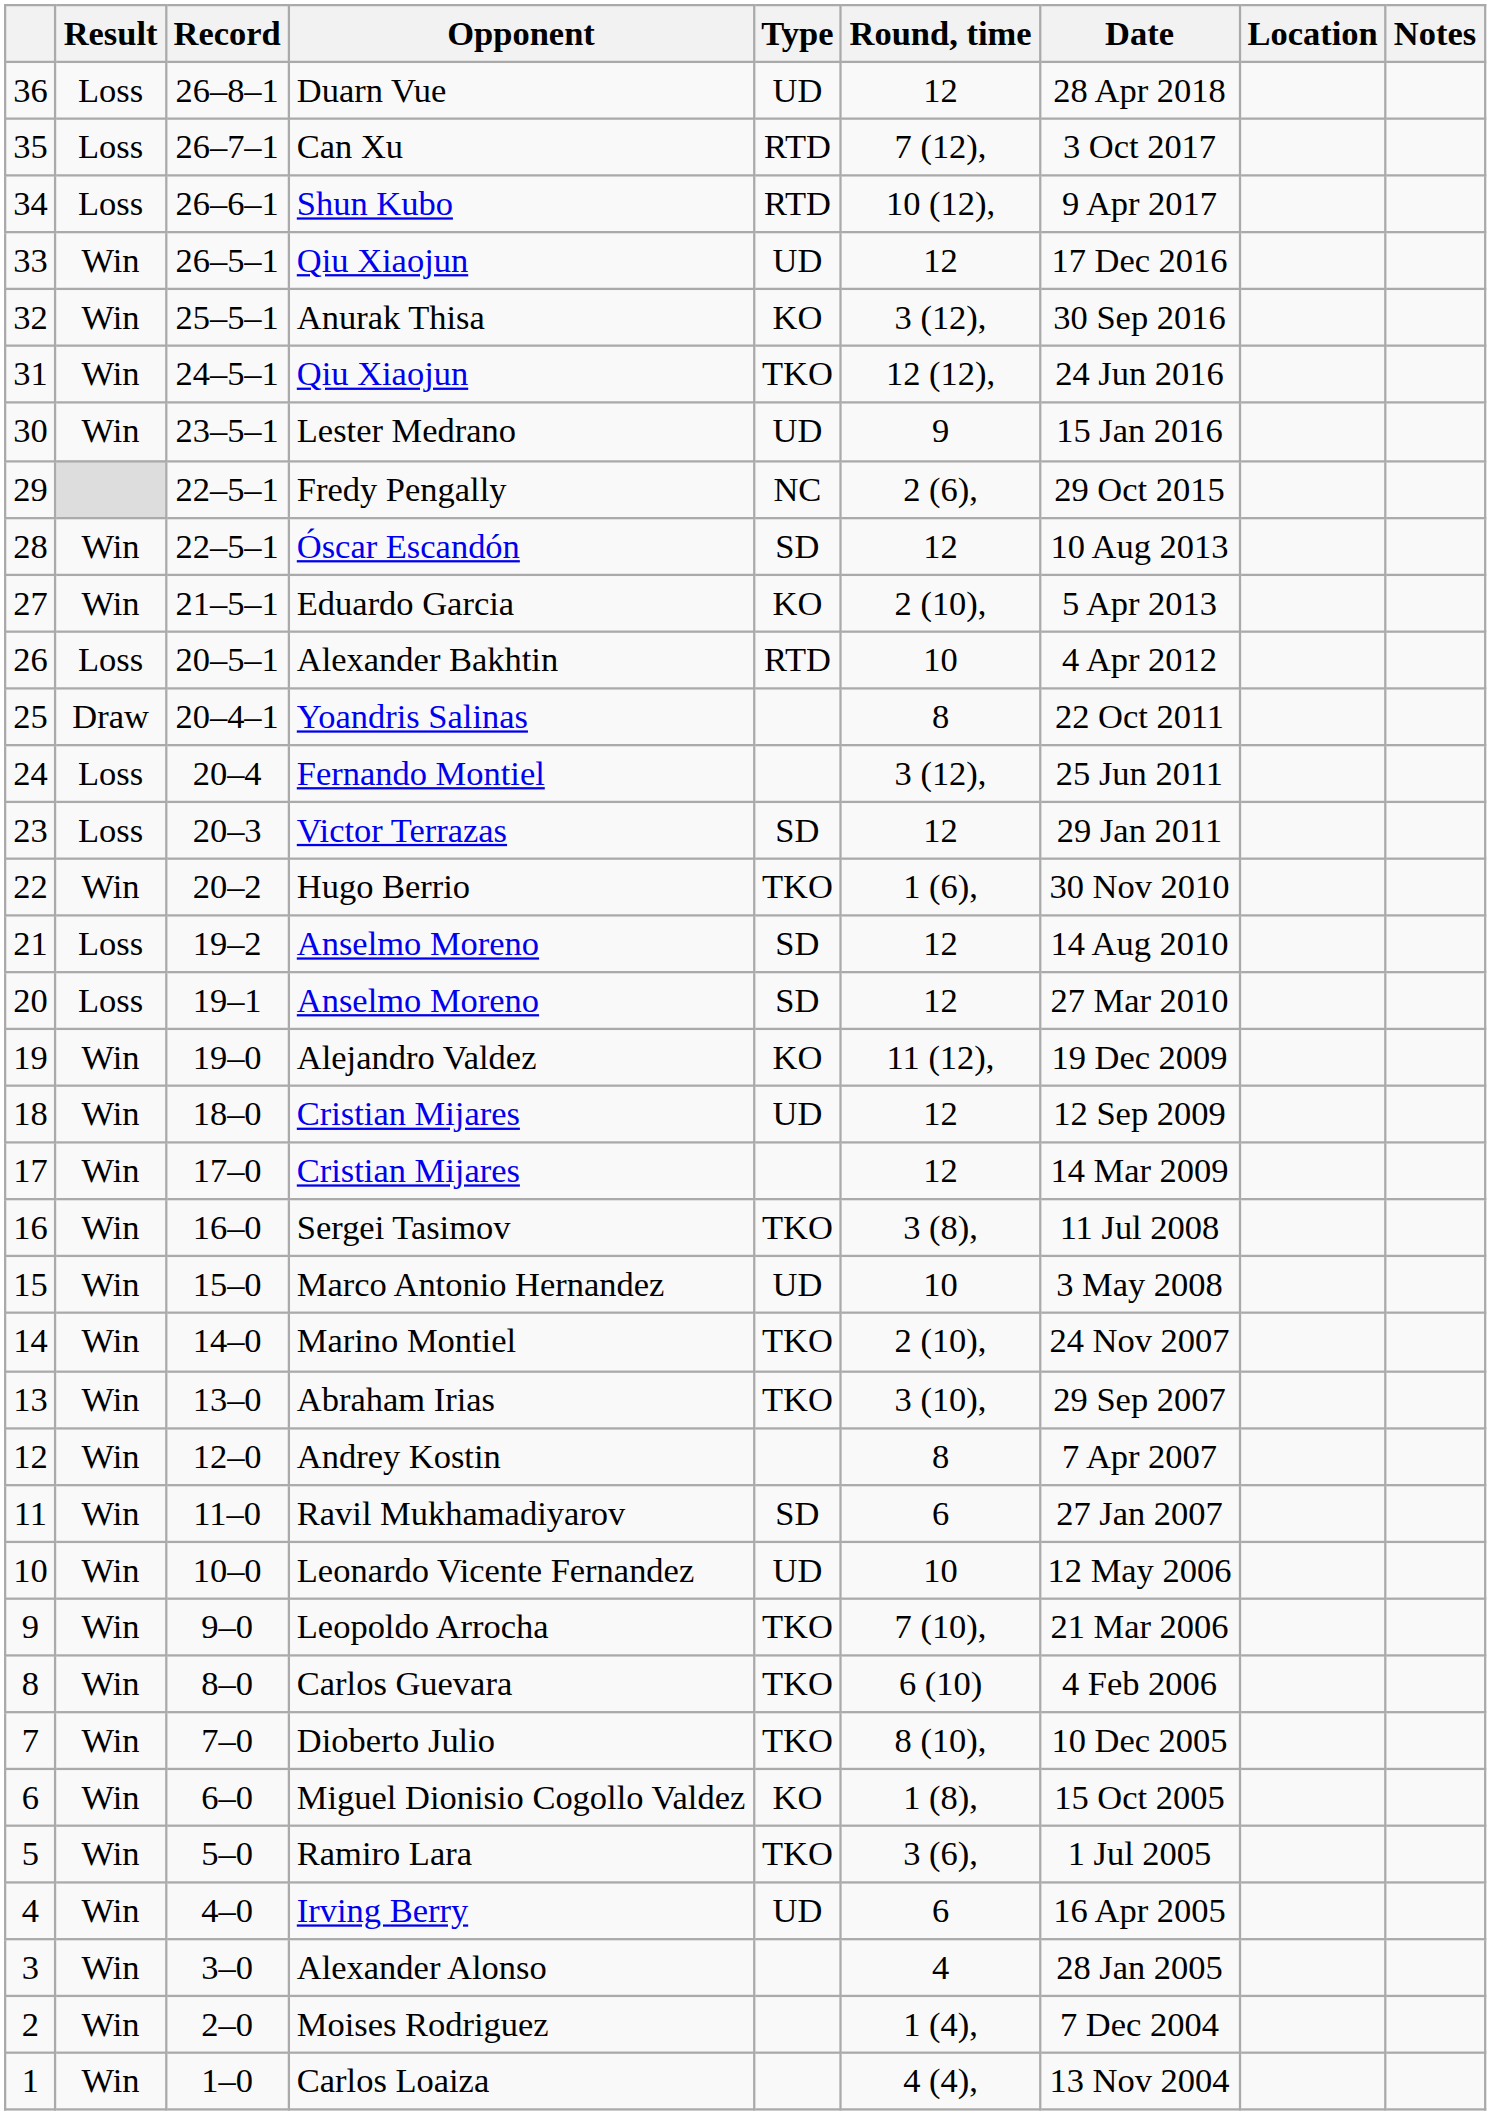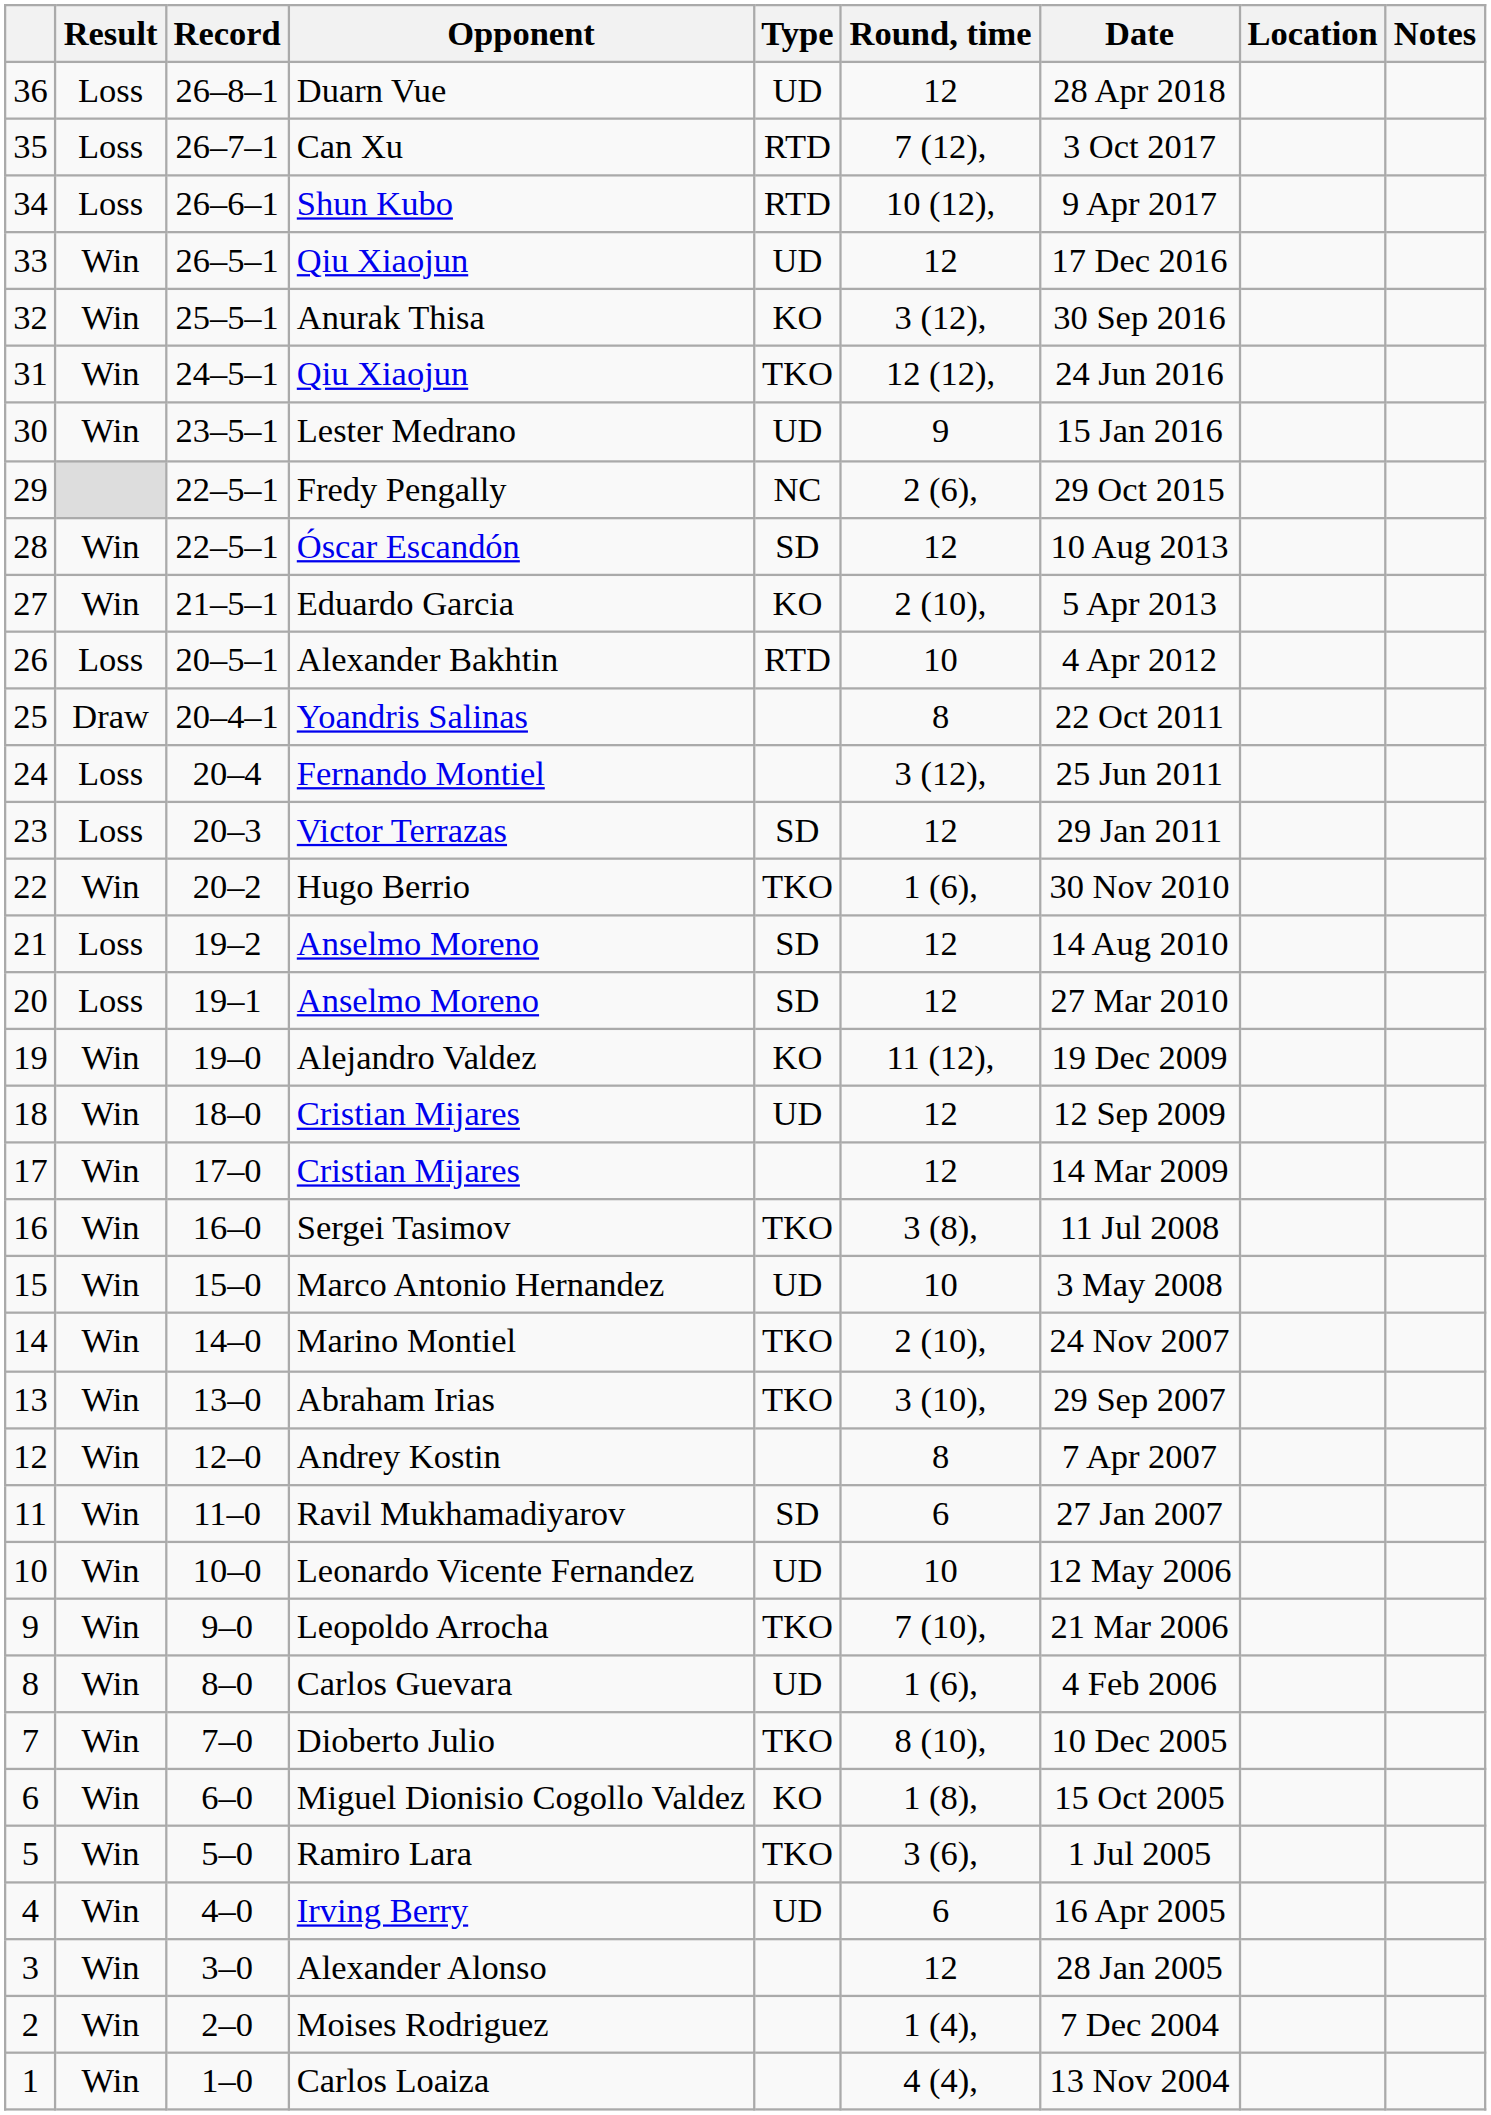(797, 1682) TKO -> (797, 1682) UD
(941, 1682) 6 (10) -> (941, 1682) 1 (6),
(941, 1967) 4 -> (941, 1967) 12
